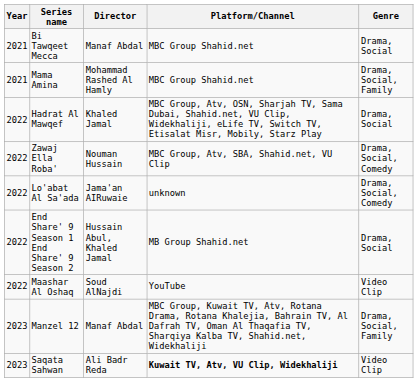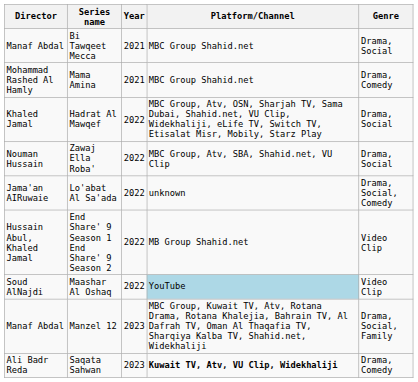columns swapped: (17, 16) <-> (115, 16)
(379, 80) Drama, Social, Family -> (377, 80) Drama, Comedy
(379, 159) Drama, Social, Comedy -> (377, 159) Drama, Social
(377, 242) Drama, Social -> (374, 242) Video Clip
(167, 287) no background -> (167, 287) lightblue background
(374, 365) Video Clip -> (377, 365) Drama, Comedy
